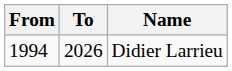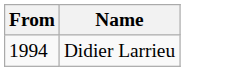- column: (83, 19)
